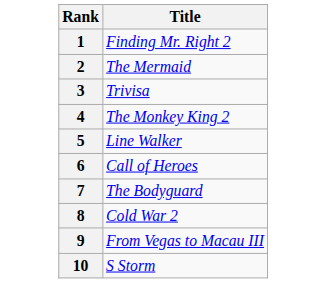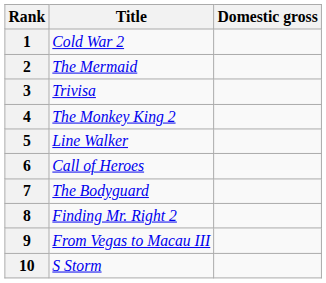+ column: (268, 16)
(168, 41) Finding Mr. Right 2 -> (88, 41) Cold War 2
(142, 215) Cold War 2 -> (115, 215) Finding Mr. Right 2
